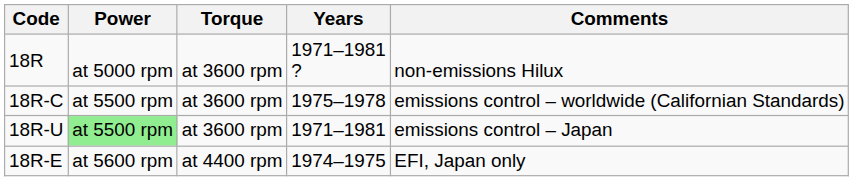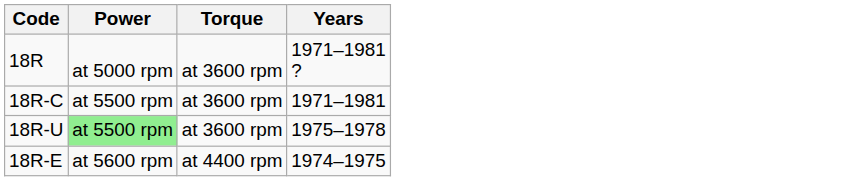- column: (619, 19)
(338, 100) 1975–1978 -> (338, 100) 1971–1981
(338, 130) 1971–1981 -> (338, 130) 1975–1978
